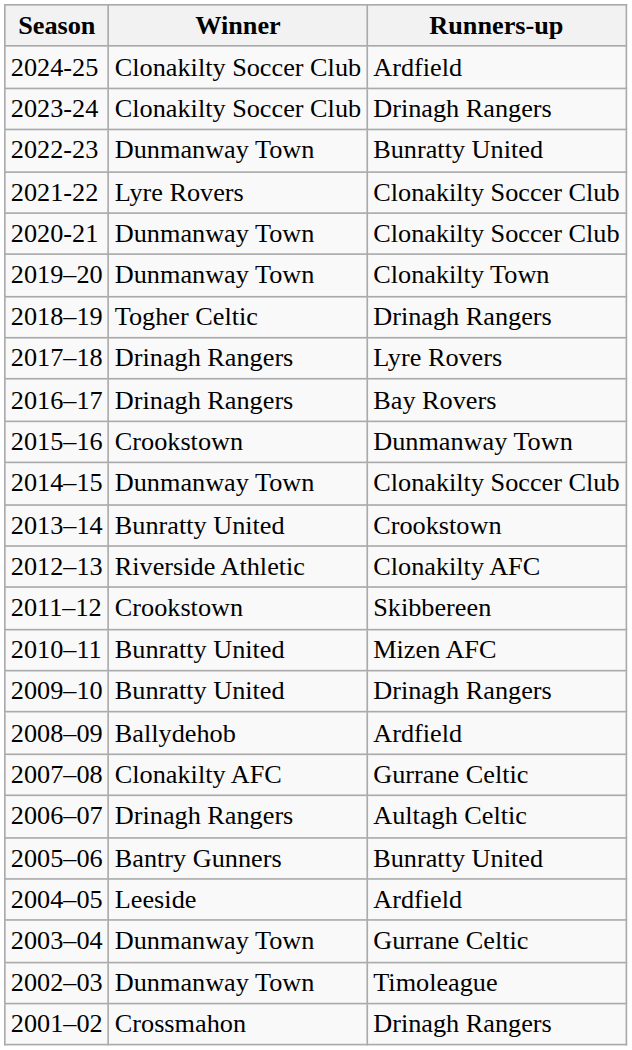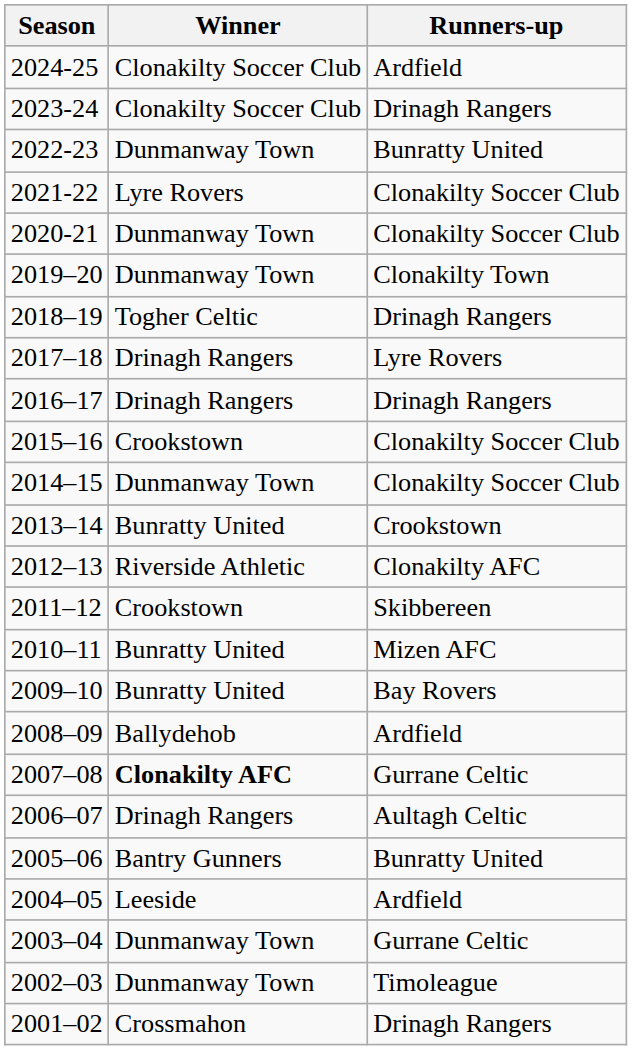(435, 399) Bay Rovers -> (462, 399) Drinagh Rangers
(473, 441) Dunmanway Town -> (496, 441) Clonakilty Soccer Club
(462, 691) Drinagh Rangers -> (435, 691) Bay Rovers
(198, 774) normal -> (203, 774) bold
